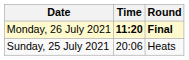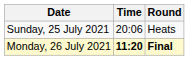rows swapped: (58, 47) <-> (59, 30)
